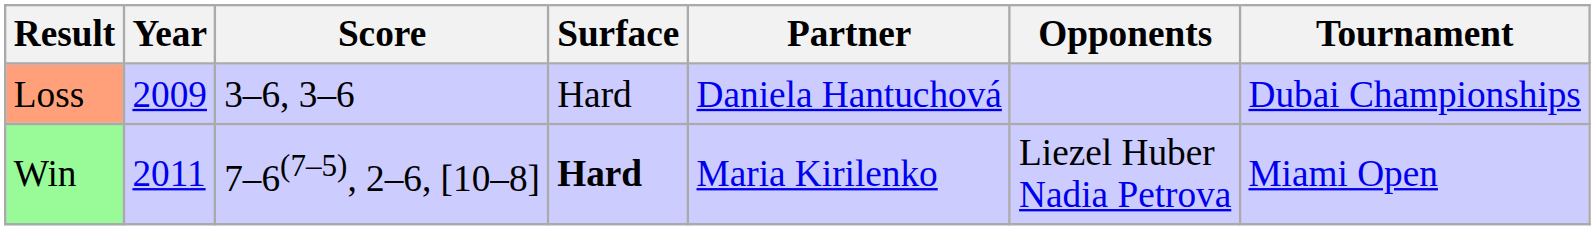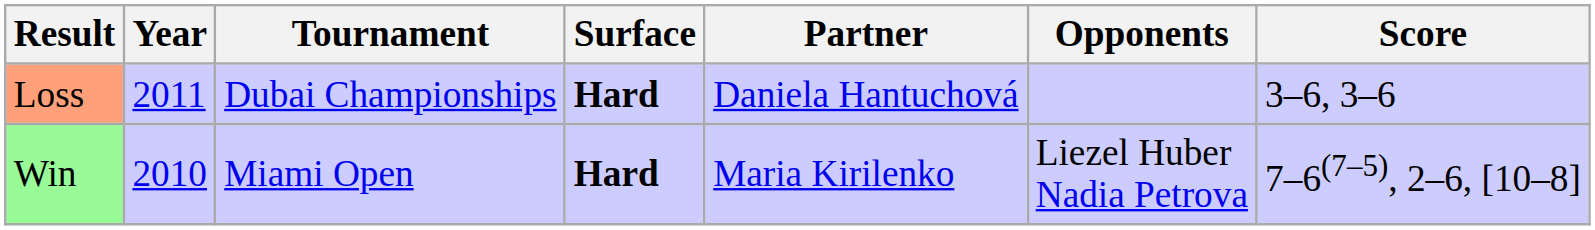columns swapped: (1415, 34) <-> (382, 34)
(170, 93) 2009 -> (169, 93) 2011
(594, 93) normal -> (616, 93) bold
(169, 173) 2011 -> (170, 173) 2010
